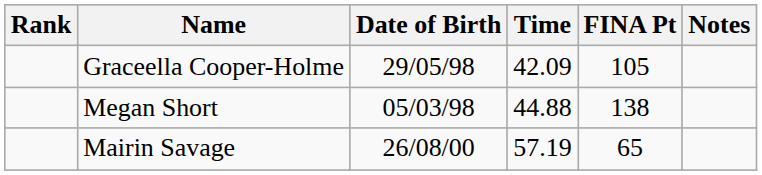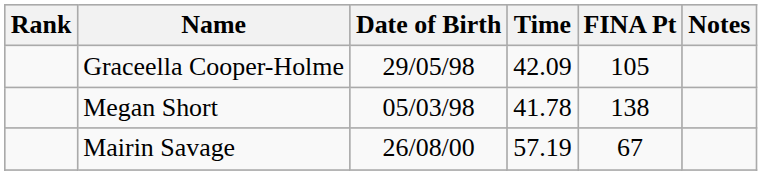(542, 107) 44.88 -> (542, 107) 41.78
(630, 148) 65 -> (630, 148) 67
